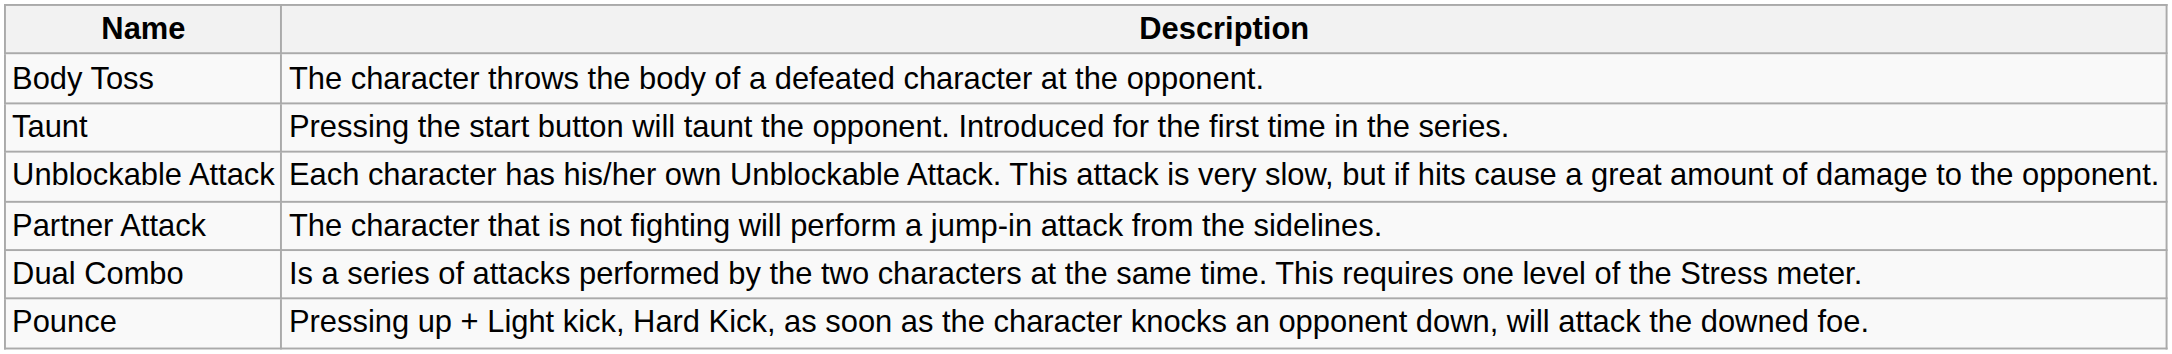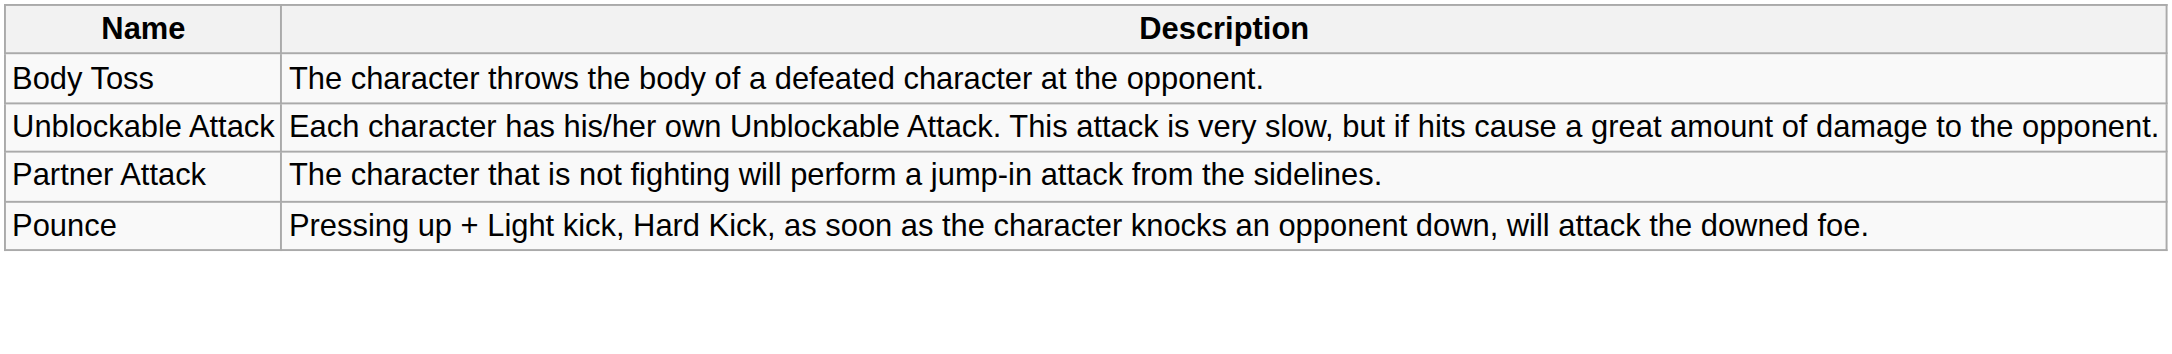- row: (50, 126)
- row: (98, 273)
